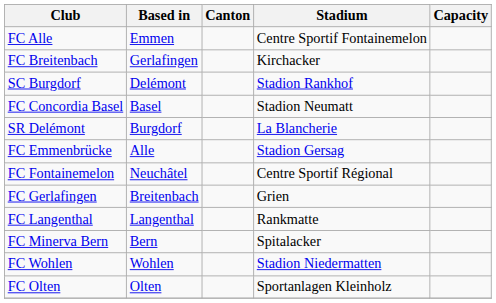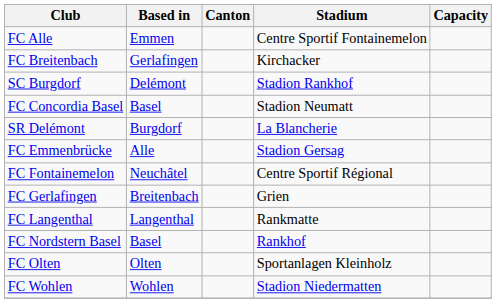- row: (58, 241)
+ row: (64, 241)
rows swapped: (34, 286) <-> (40, 264)
